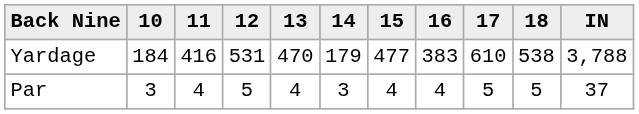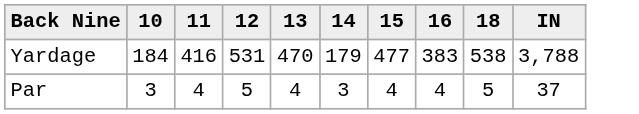- column: (488, 22)
